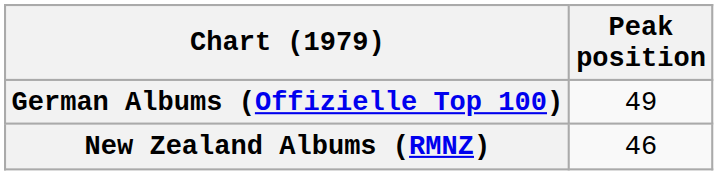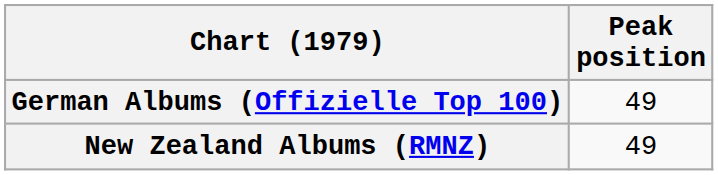(641, 146) 46 -> (641, 146) 49
